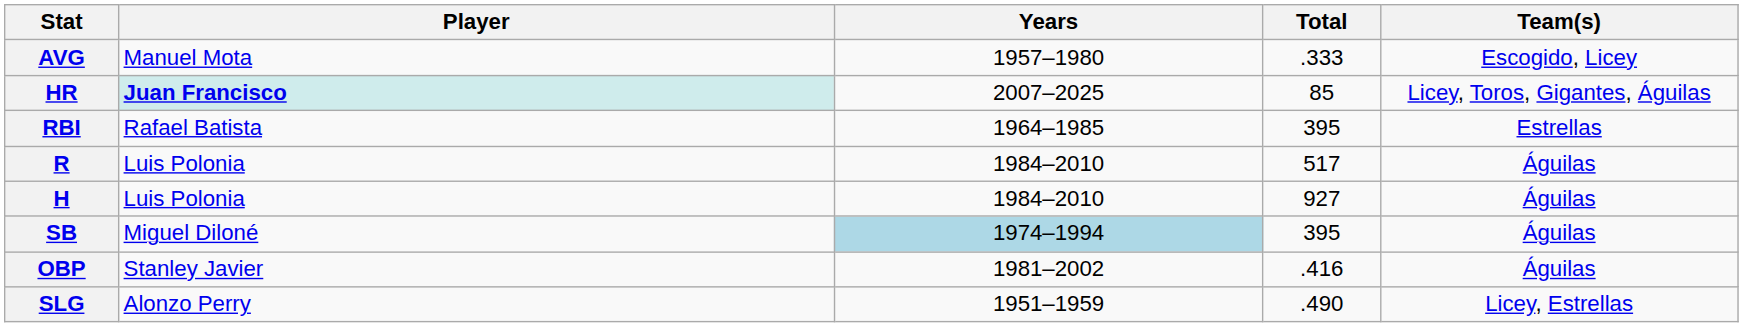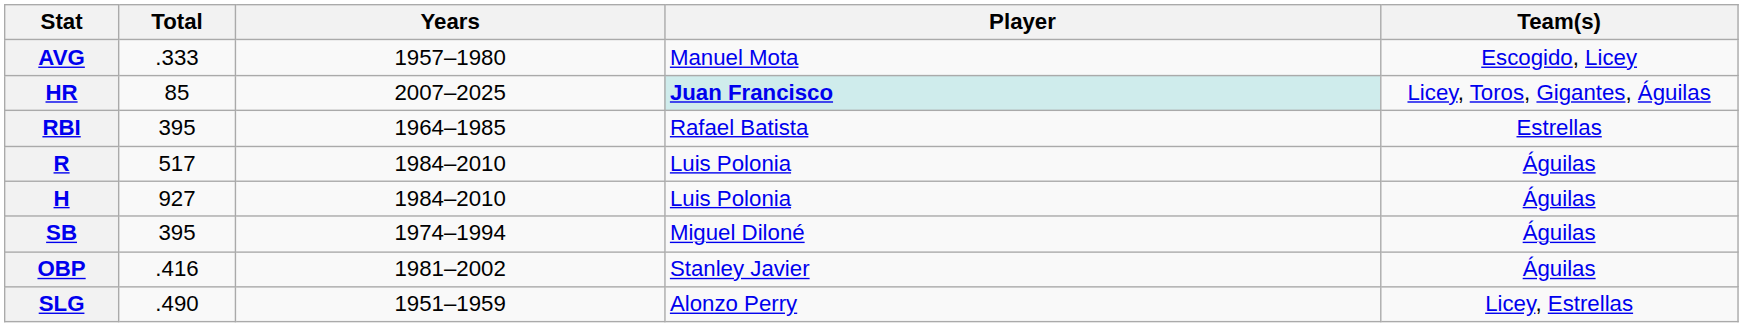columns swapped: (476, 22) <-> (1322, 22)
(1049, 233) lightblue background -> (450, 233) no background
